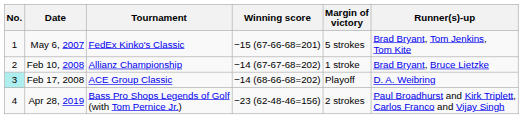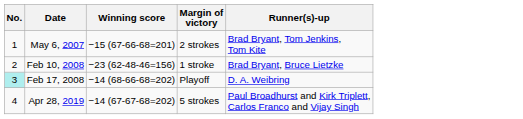- column: (159, 18)
(345, 44) 5 strokes -> (199, 44) 2 strokes
(277, 65) −14 (67-67-68=202) -> (132, 65) −23 (62-48-46=156)
(277, 101) −23 (62-48-46=156) -> (132, 101) −14 (67-67-68=202)
(345, 101) 2 strokes -> (199, 101) 5 strokes
